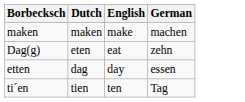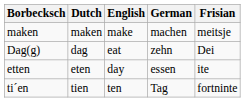+ column: (217, 13)
(81, 50) eten -> (79, 50) dag
(79, 69) dag -> (81, 69) eten
